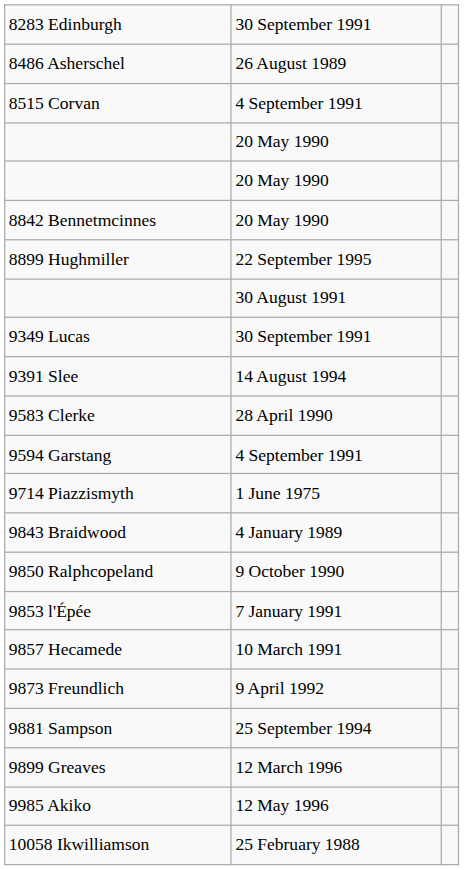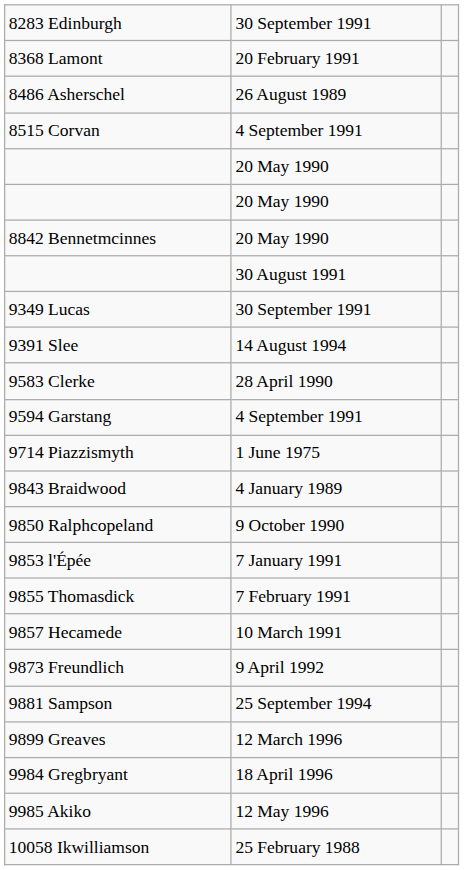+ row: (56, 58)
- row: (69, 258)
+ row: (72, 596)
+ row: (68, 775)
